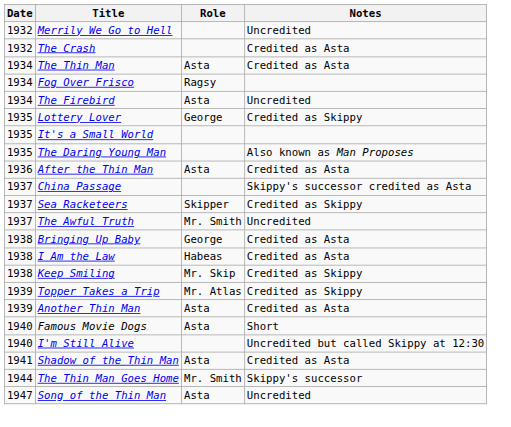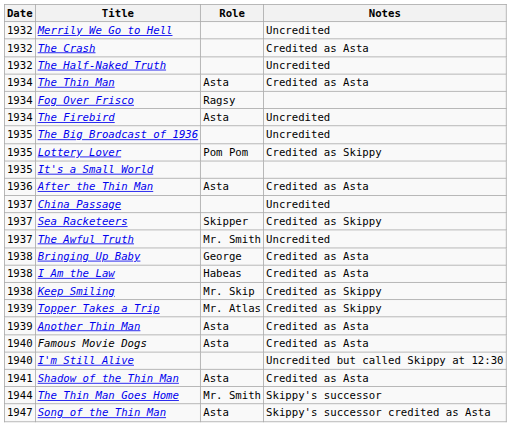+ row: (102, 65)
+ row: (118, 135)
(203, 117) George -> (226, 152) Pom Pom
- row: (102, 152)
(359, 187) Skippy's successor credited as Asta -> (298, 204) Uncredited
(263, 326) Short -> (317, 343) Credited as Asta
(279, 395) Uncredited -> (378, 413) Skippy's successor credited as Asta
